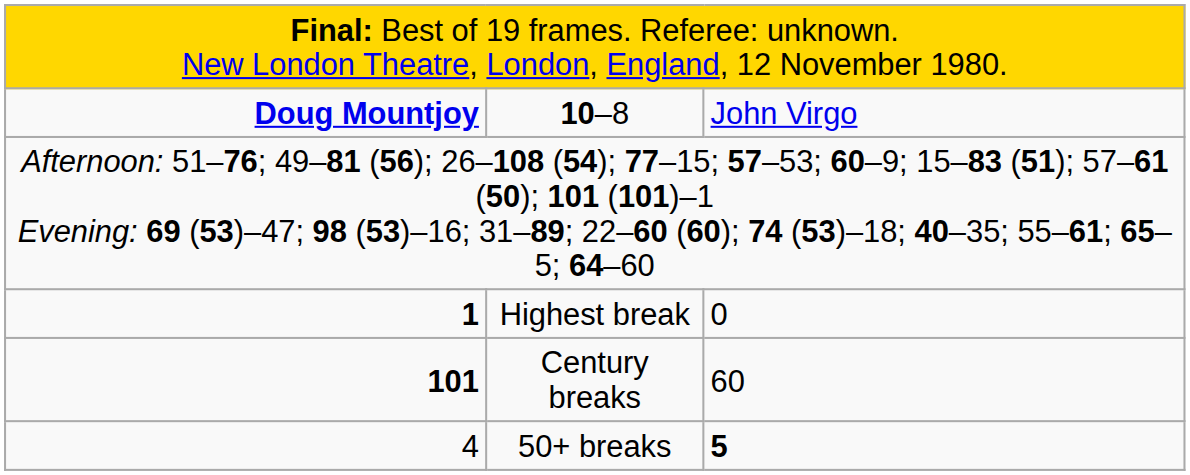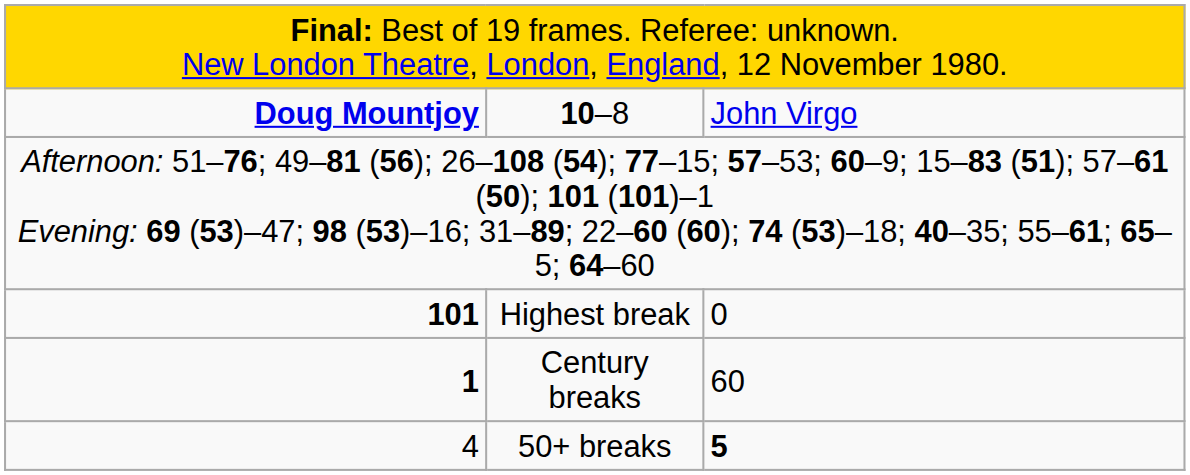(470, 314) 1 -> (453, 314) 101
(453, 380) 101 -> (470, 380) 1
